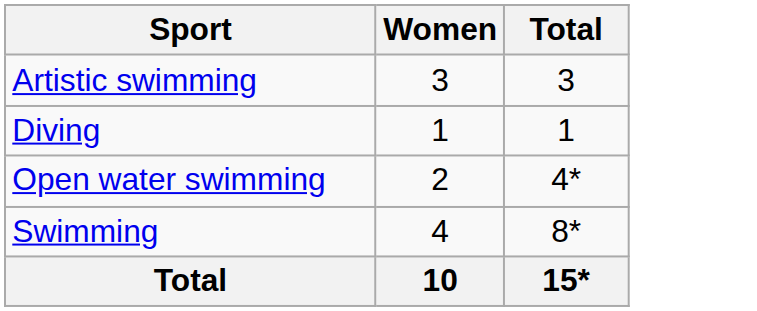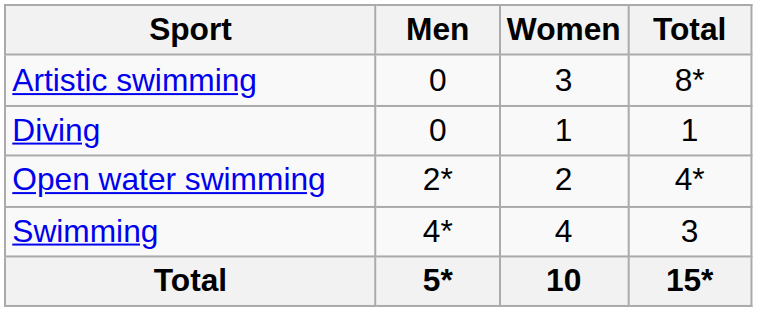+ column: (438, 29)
(566, 79) 3 -> (690, 79) 8*
(566, 230) 8* -> (690, 230) 3
